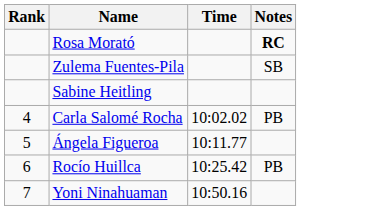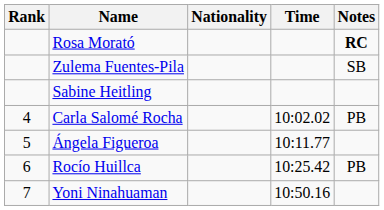+ column: (229, 17)
